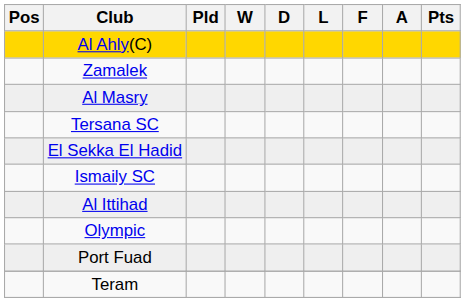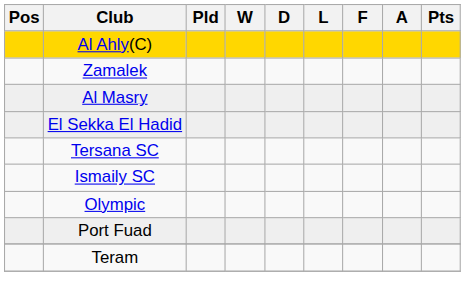rows swapped: (115, 124) <-> (115, 151)
- row: (115, 204)
